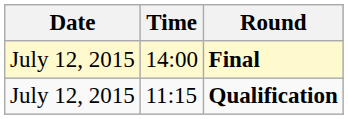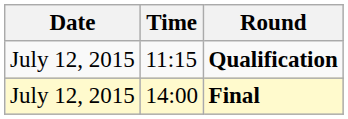rows swapped: (273, 95) <-> (234, 59)
